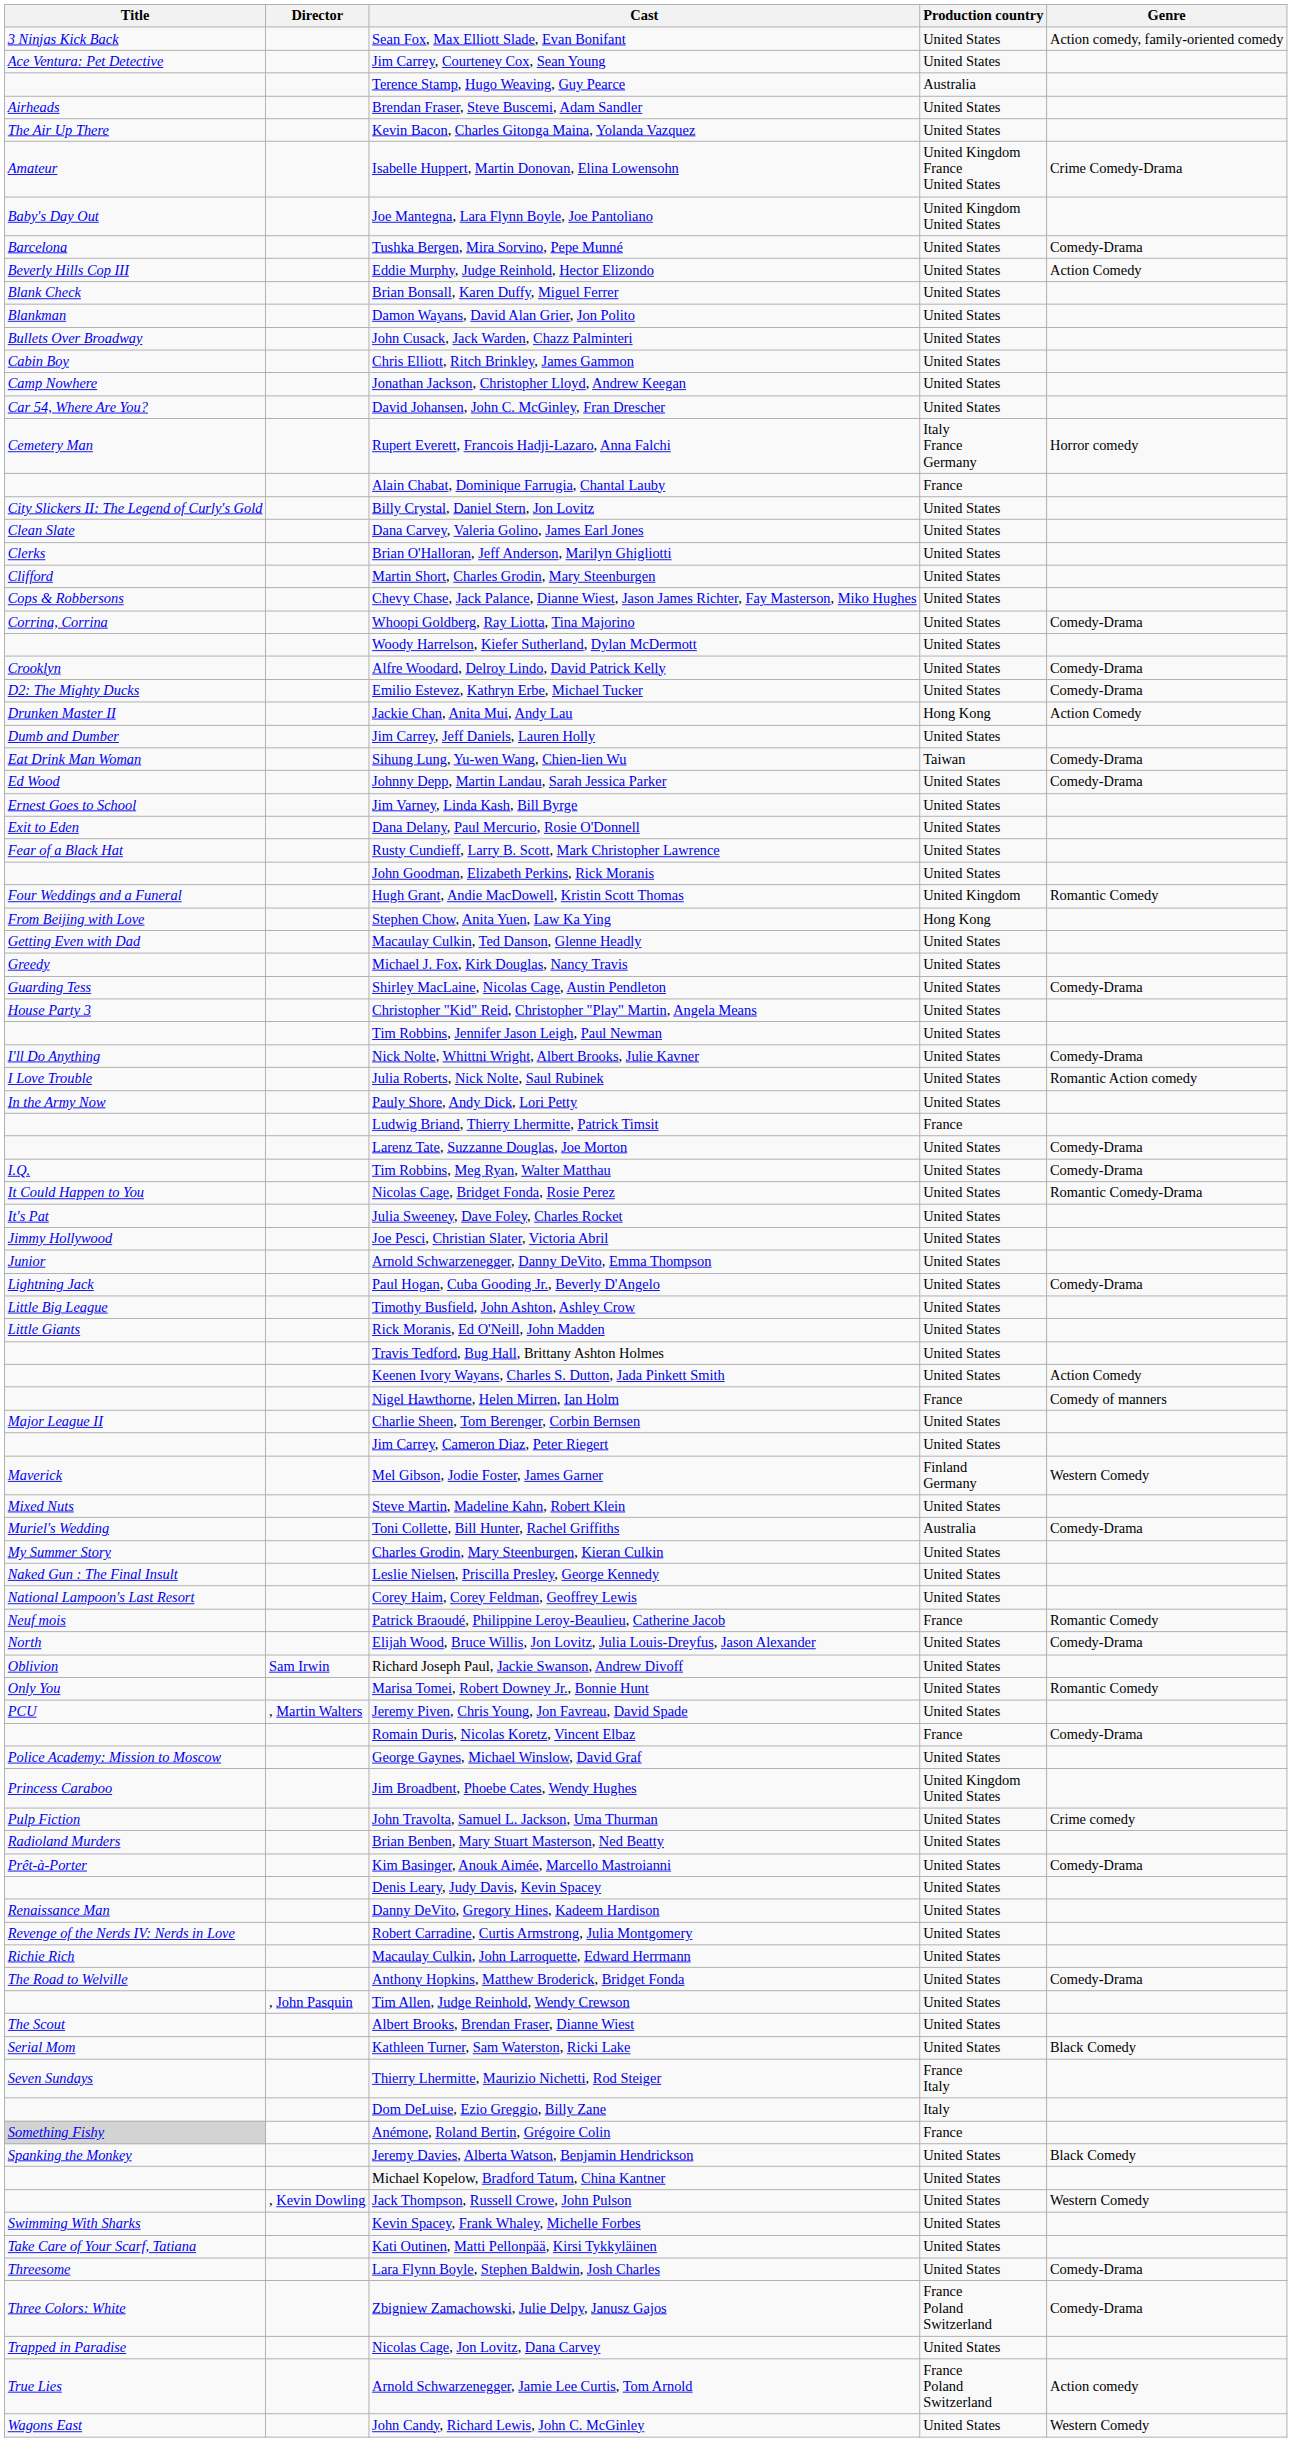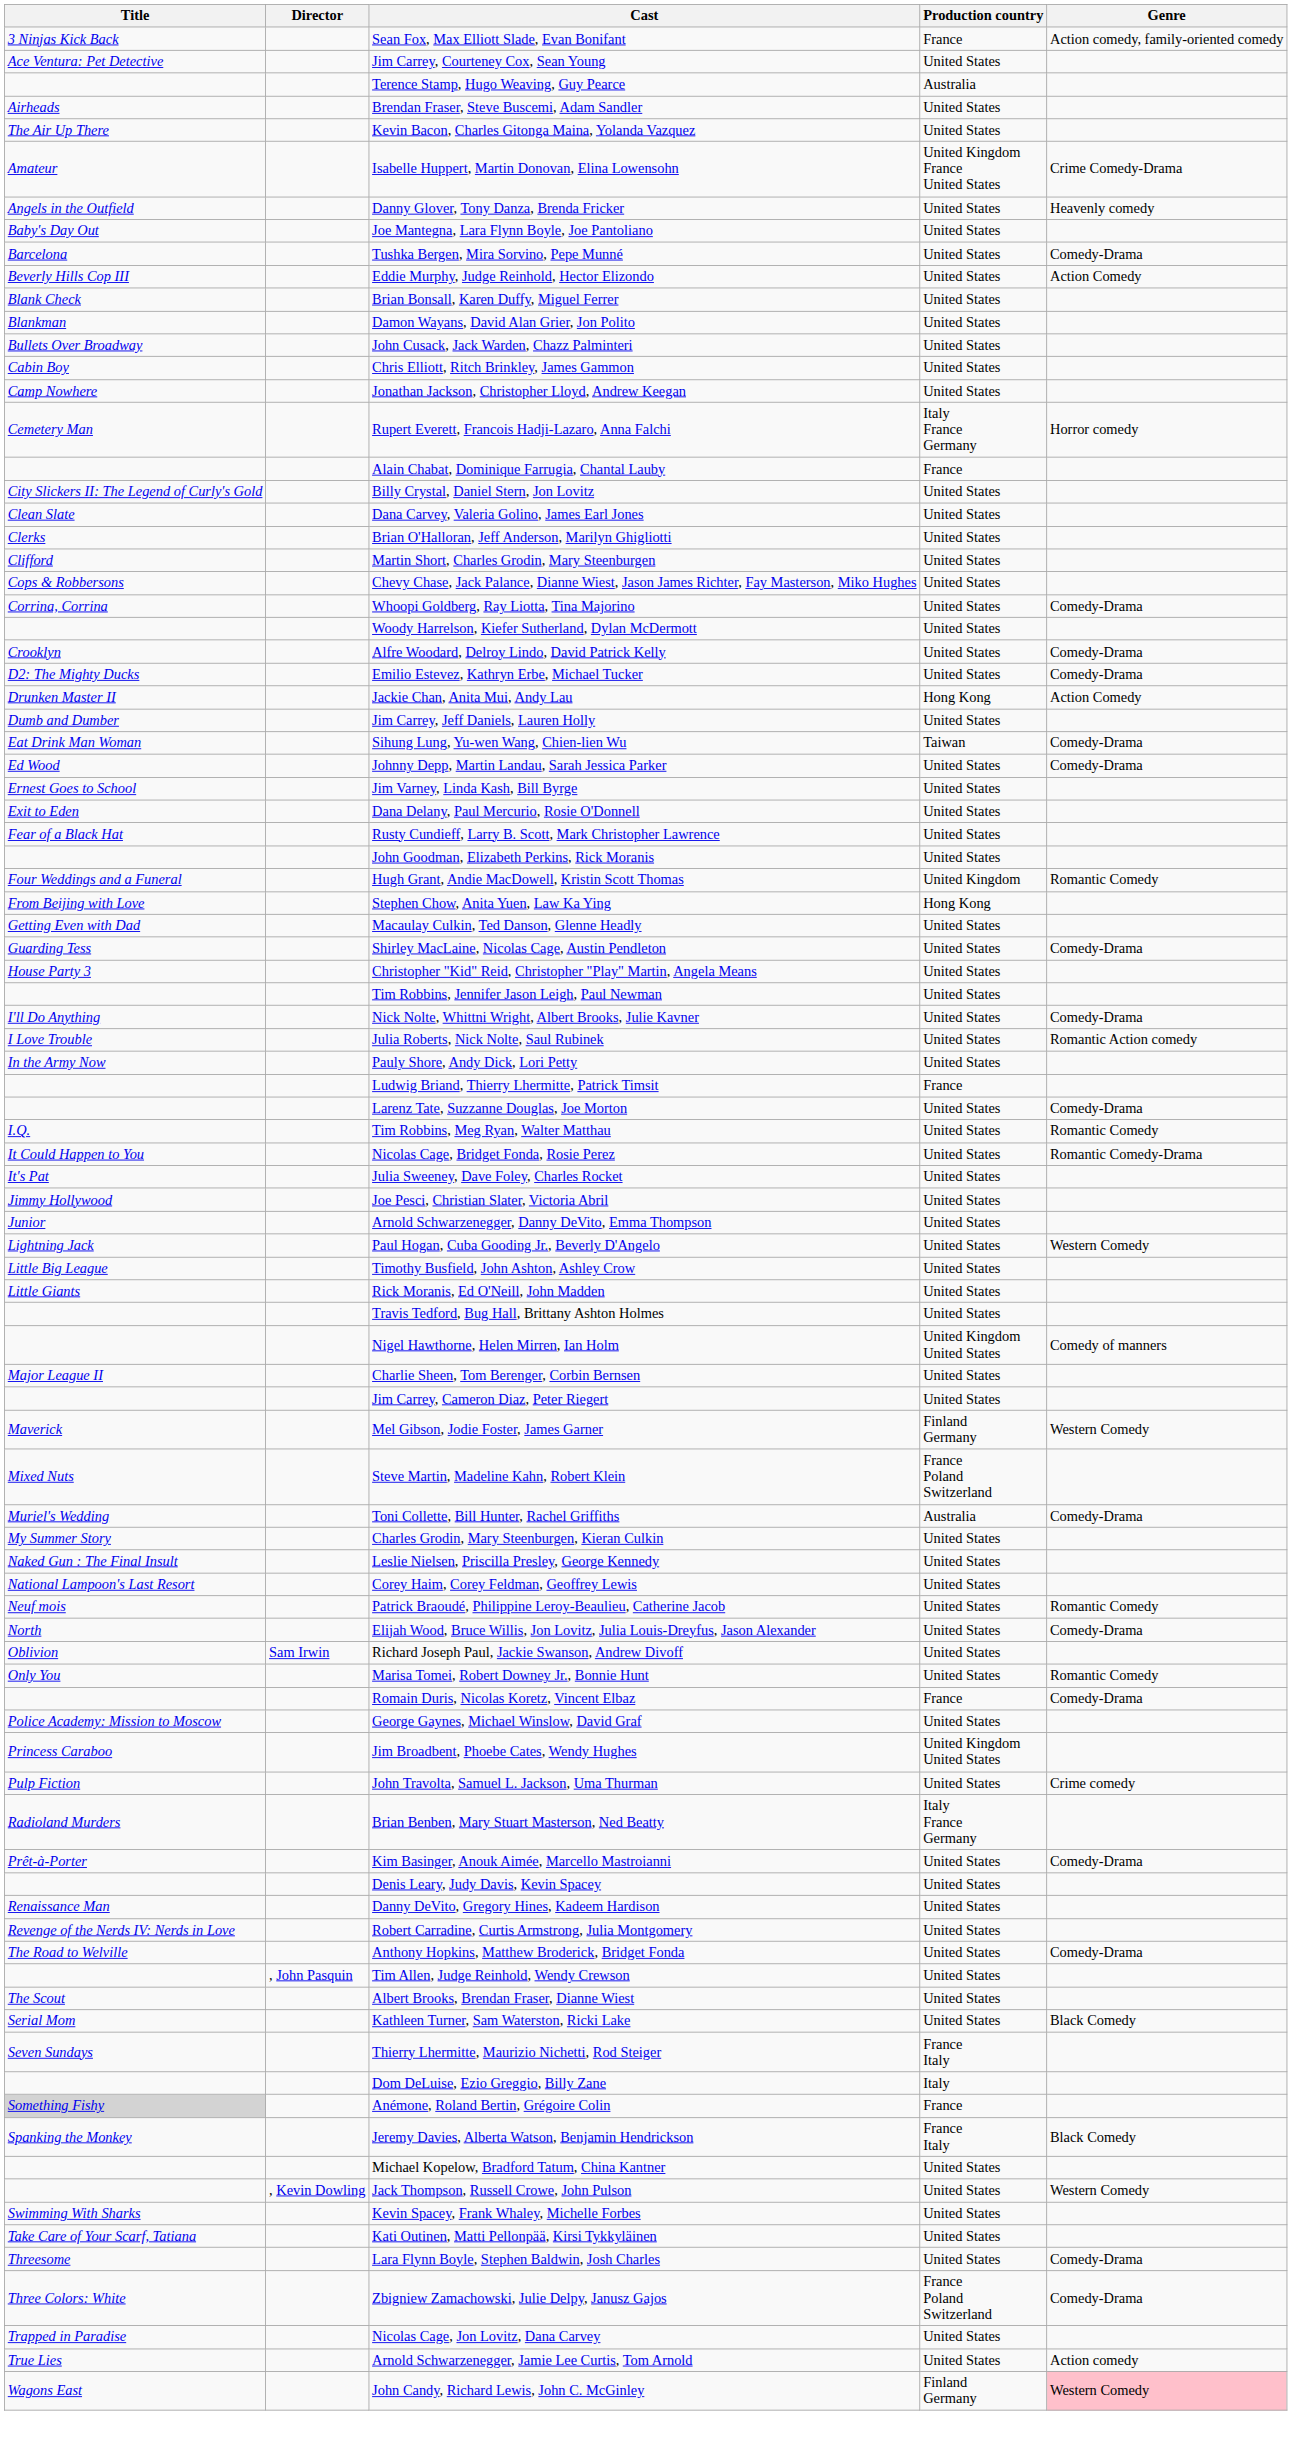(962, 38) United States -> (943, 38) France
+ row: (498, 208)
(972, 216) United Kingdom United States -> (962, 231) United States
- row: (519, 407)
- row: (500, 964)
(1096, 1170) Comedy-Drama -> (1104, 1131) Romantic Comedy
(1096, 1284) Comedy-Drama -> (1100, 1245) Western Comedy
- row: (548, 1375)
(943, 1398) France -> (972, 1344) United Kingdom United States
(962, 1506) United States -> (958, 1476) France Poland Switzerland
(943, 1620) France -> (962, 1607) United States
- row: (530, 1711)
(962, 1842) United States -> (950, 1822) Italy France Germany
- row: (531, 1956)
(962, 2155) United States -> (943, 2136) France Italy
(958, 2386) France Poland Switzerland -> (962, 2359) United States
(962, 2425) United States -> (950, 2390) Finland Germany
(1100, 2425) no background -> (1100, 2390) pink background
